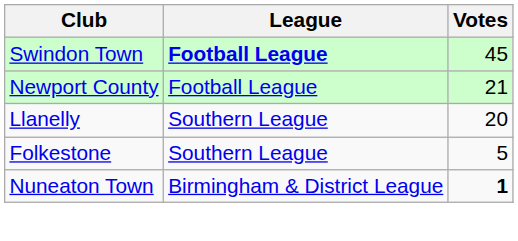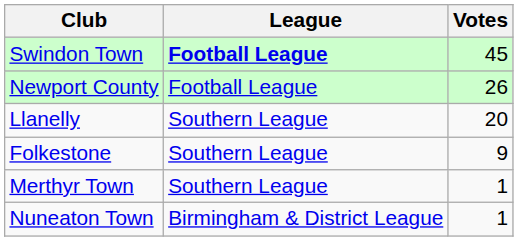(496, 86) 21 -> (496, 86) 26
(502, 152) 5 -> (502, 152) 9
+ row: (72, 185)
(502, 185) bold -> (502, 218) normal
